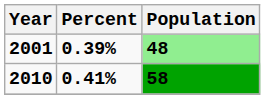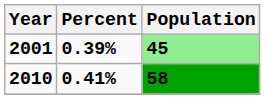(157, 49) 48 -> (157, 49) 45
